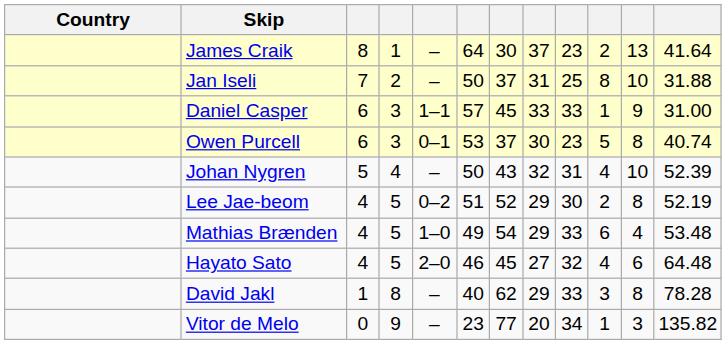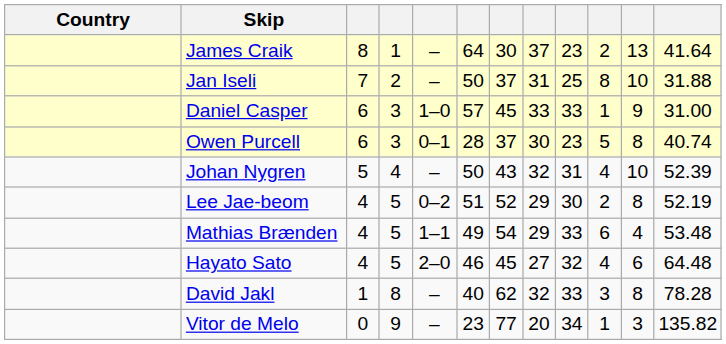(434, 111) 1–1 -> (434, 111) 1–0
(473, 141) 53 -> (473, 141) 28
(434, 232) 1–0 -> (434, 232) 1–1
(539, 293) 29 -> (539, 293) 32
